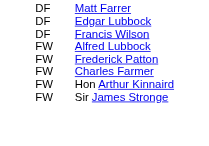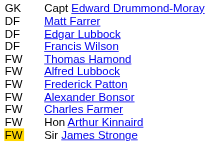+ row: (124, 8)
+ row: (88, 59)
+ row: (89, 97)
(44, 97) no background -> (14, 135) gold background
